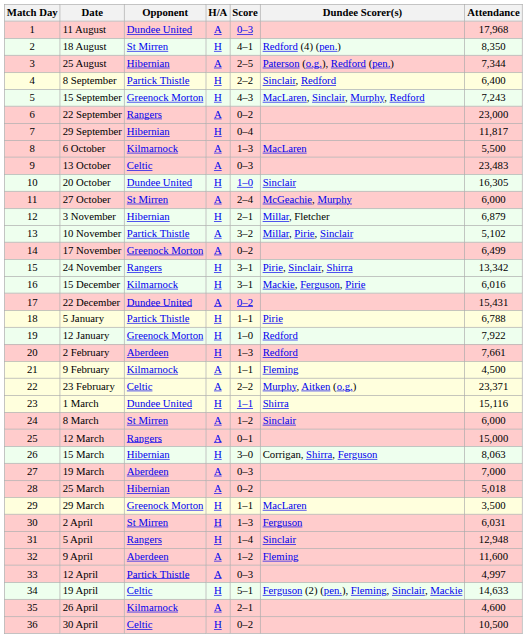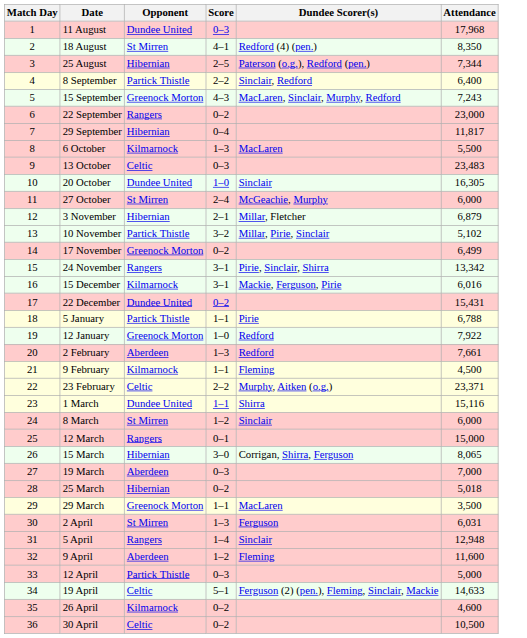- column: (218, 13)
(494, 455) 8,063 -> (470, 455) 8,065
(494, 574) 4,997 -> (470, 574) 5,000
(245, 608) 2–1 -> (221, 608) 0–2
